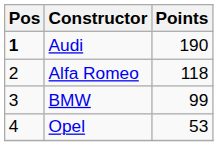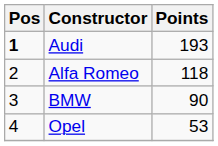(194, 45) 190 -> (194, 45) 193
(199, 100) 99 -> (199, 100) 90
